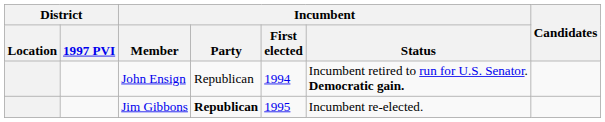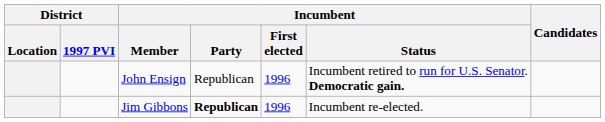(277, 78) 1994 -> (277, 78) 1996
(277, 106) 1995 -> (277, 106) 1996
